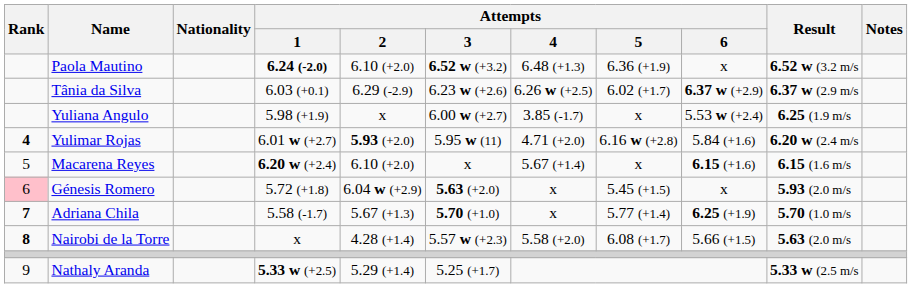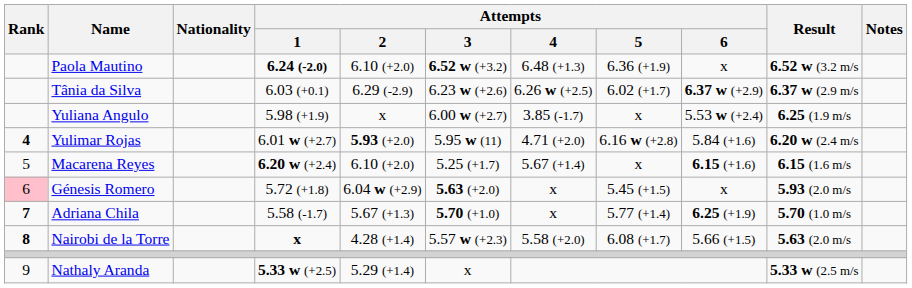(468, 164) x -> (468, 164) 5.25 (+1.7)
(297, 238) normal -> (297, 238) bold
(468, 270) 5.25 (+1.7) -> (468, 270) x
